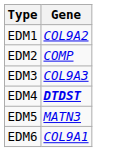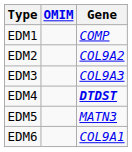+ column: (58, 15)
(66, 35) COL9A2 -> (94, 35) COMP
(58, 55) COMP -> (102, 55) COL9A2
